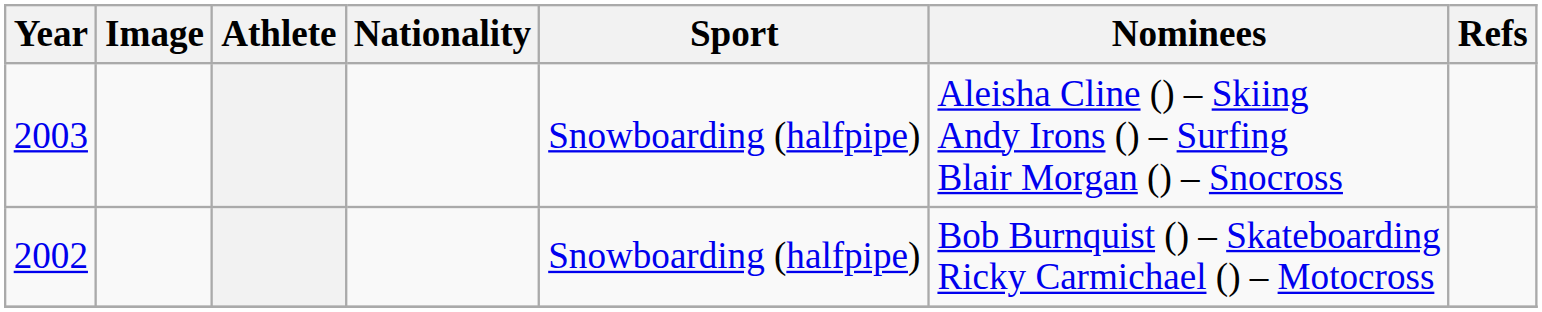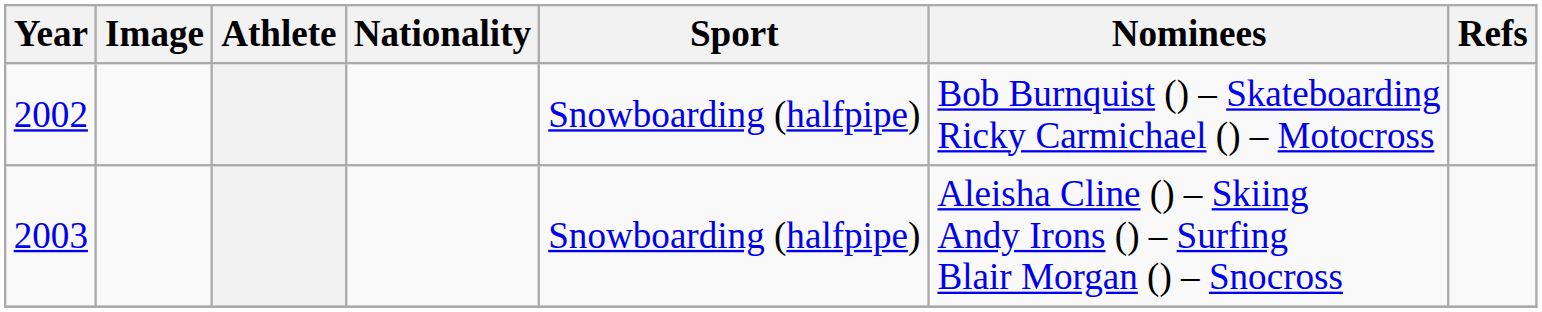rows swapped: (51, 256) <-> (51, 134)
